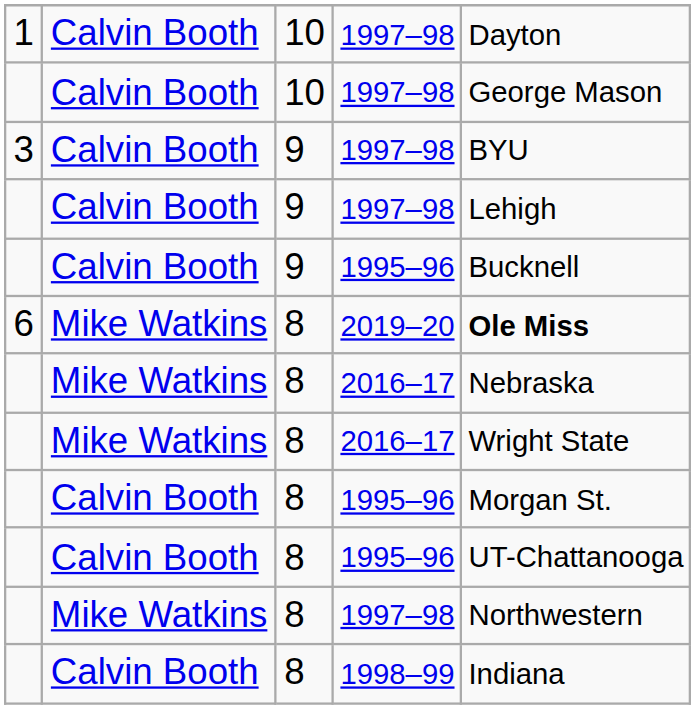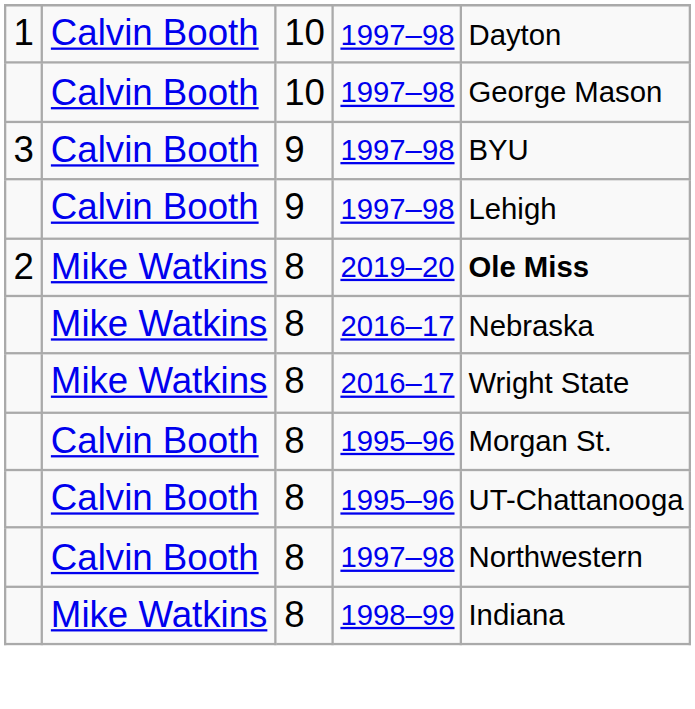- row: (294, 265)
(24, 324) 6 -> (24, 265) 2
(159, 614) Mike Watkins -> (155, 556) Calvin Booth
(155, 672) Calvin Booth -> (159, 614) Mike Watkins
